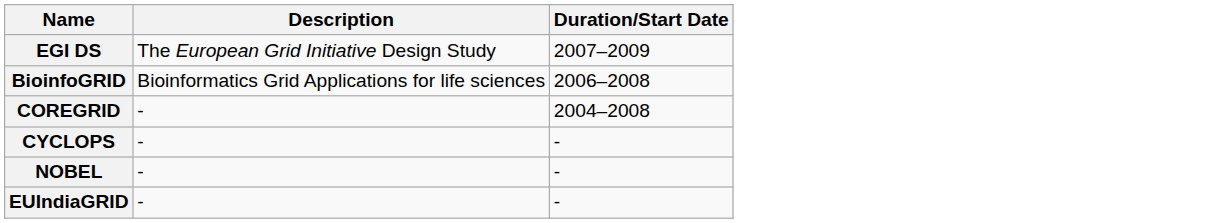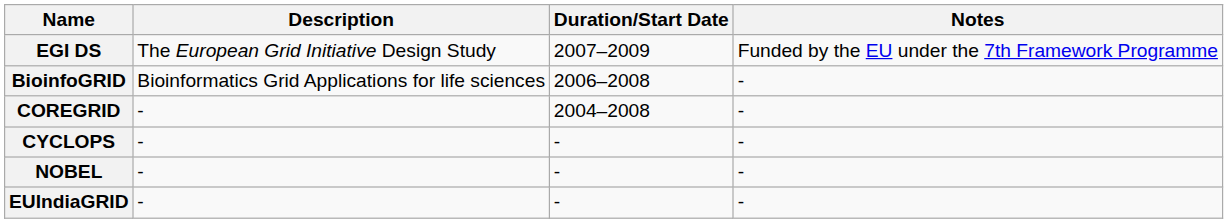+ column: (978, 19)
